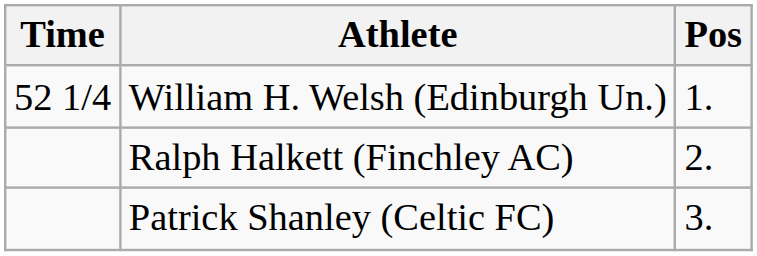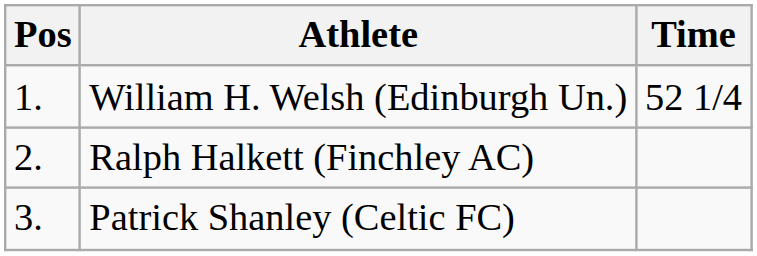columns swapped: (713, 34) <-> (63, 34)
